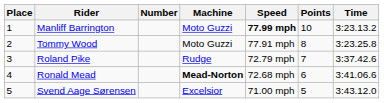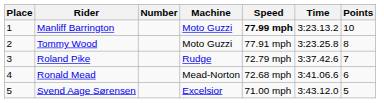columns swapped: (356, 12) <-> (316, 12)
(213, 75) bold -> (211, 75) normal
